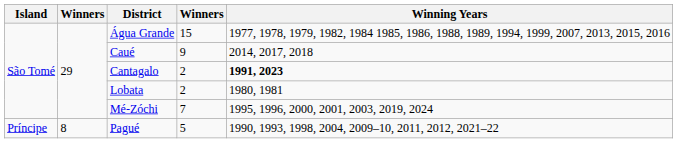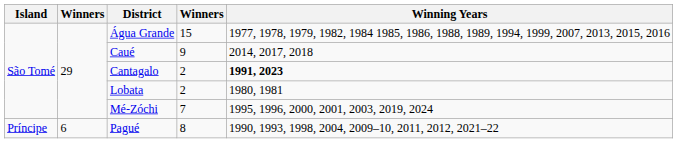(64, 128) 8 -> (64, 128) 6
(183, 128) 5 -> (183, 128) 8
